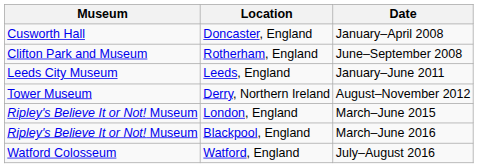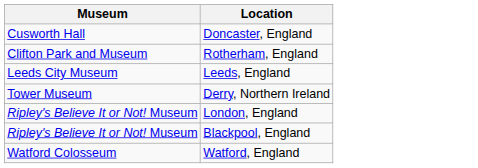- column: (403, 14)
